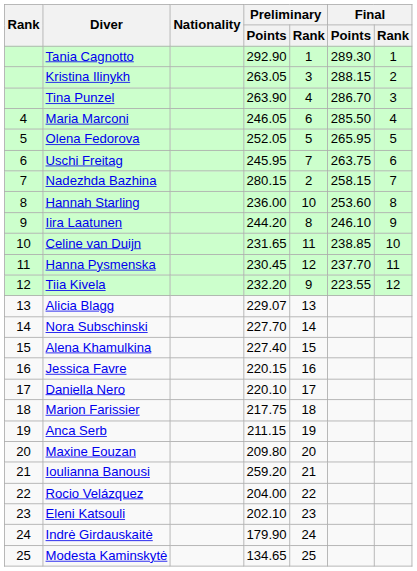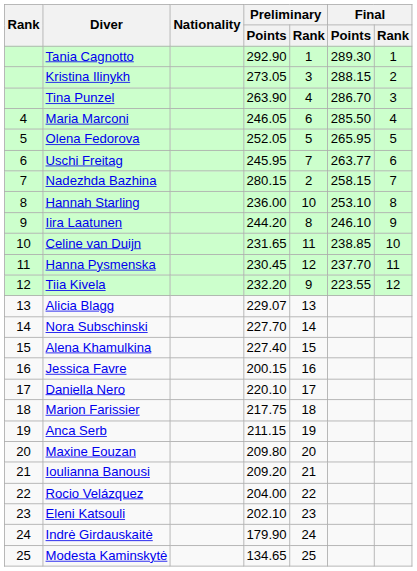(267, 77) 263.05 -> (267, 77) 273.05
(351, 160) 263.75 -> (351, 160) 263.77
(351, 202) 253.60 -> (351, 202) 253.10
(267, 368) 220.15 -> (267, 368) 200.15
(267, 472) 259.20 -> (267, 472) 209.20
